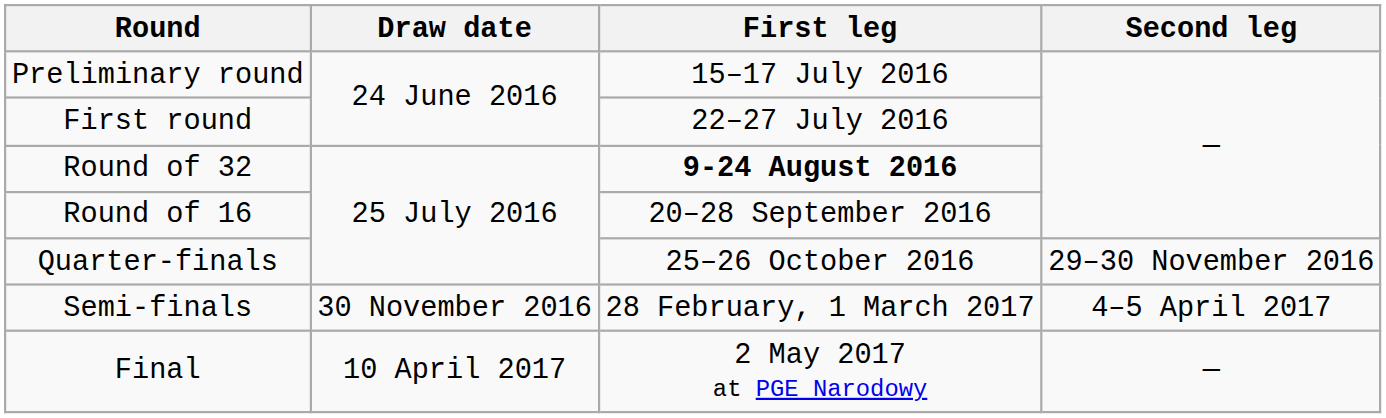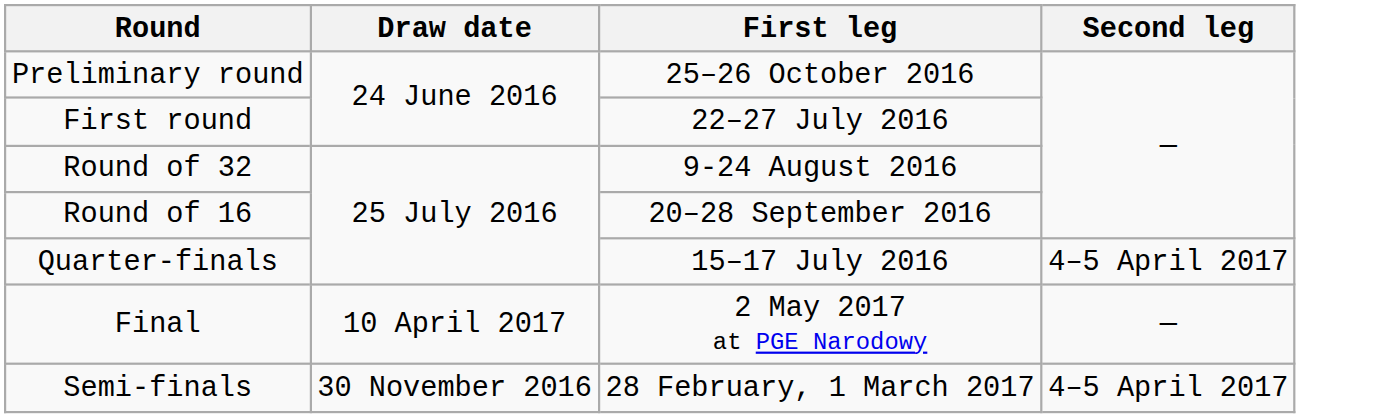(820, 75) 15–17 July 2016 -> (820, 75) 25–26 October 2016
(820, 168) bold -> (820, 168) normal
(820, 261) 25–26 October 2016 -> (820, 261) 15–17 July 2016
(1211, 261) 29–30 November 2016 -> (1168, 261) 4–5 April 2017
rows swapped: (158, 308) <-> (158, 371)
